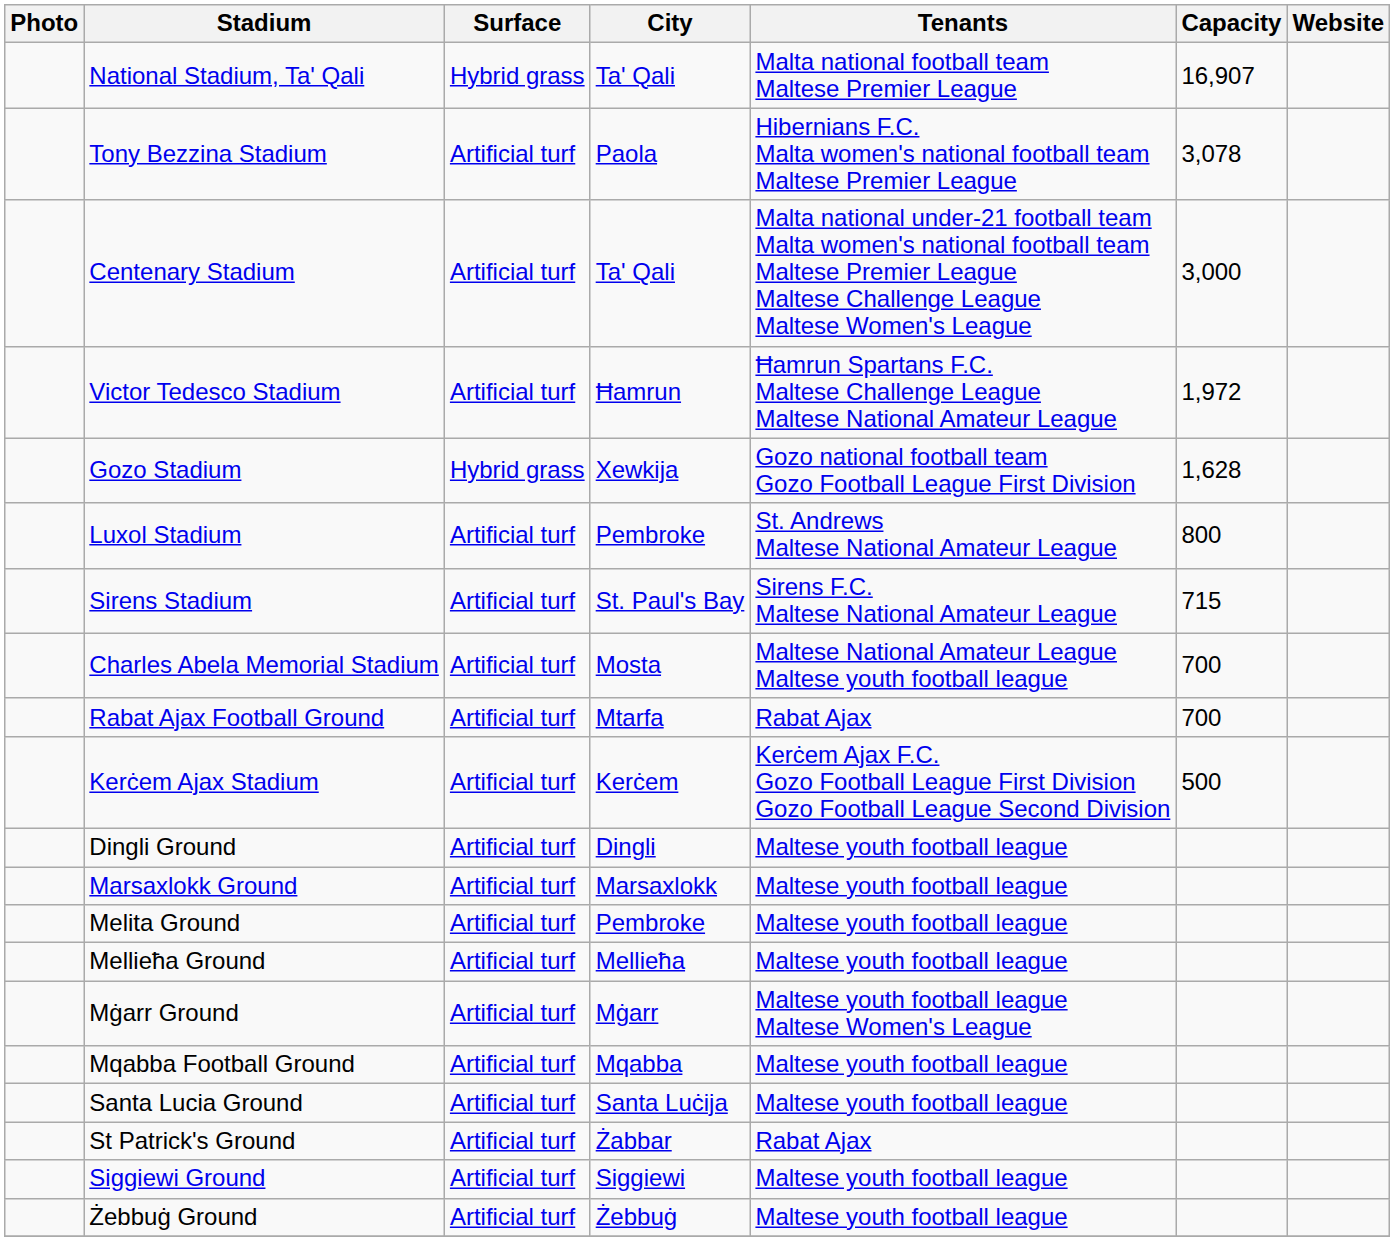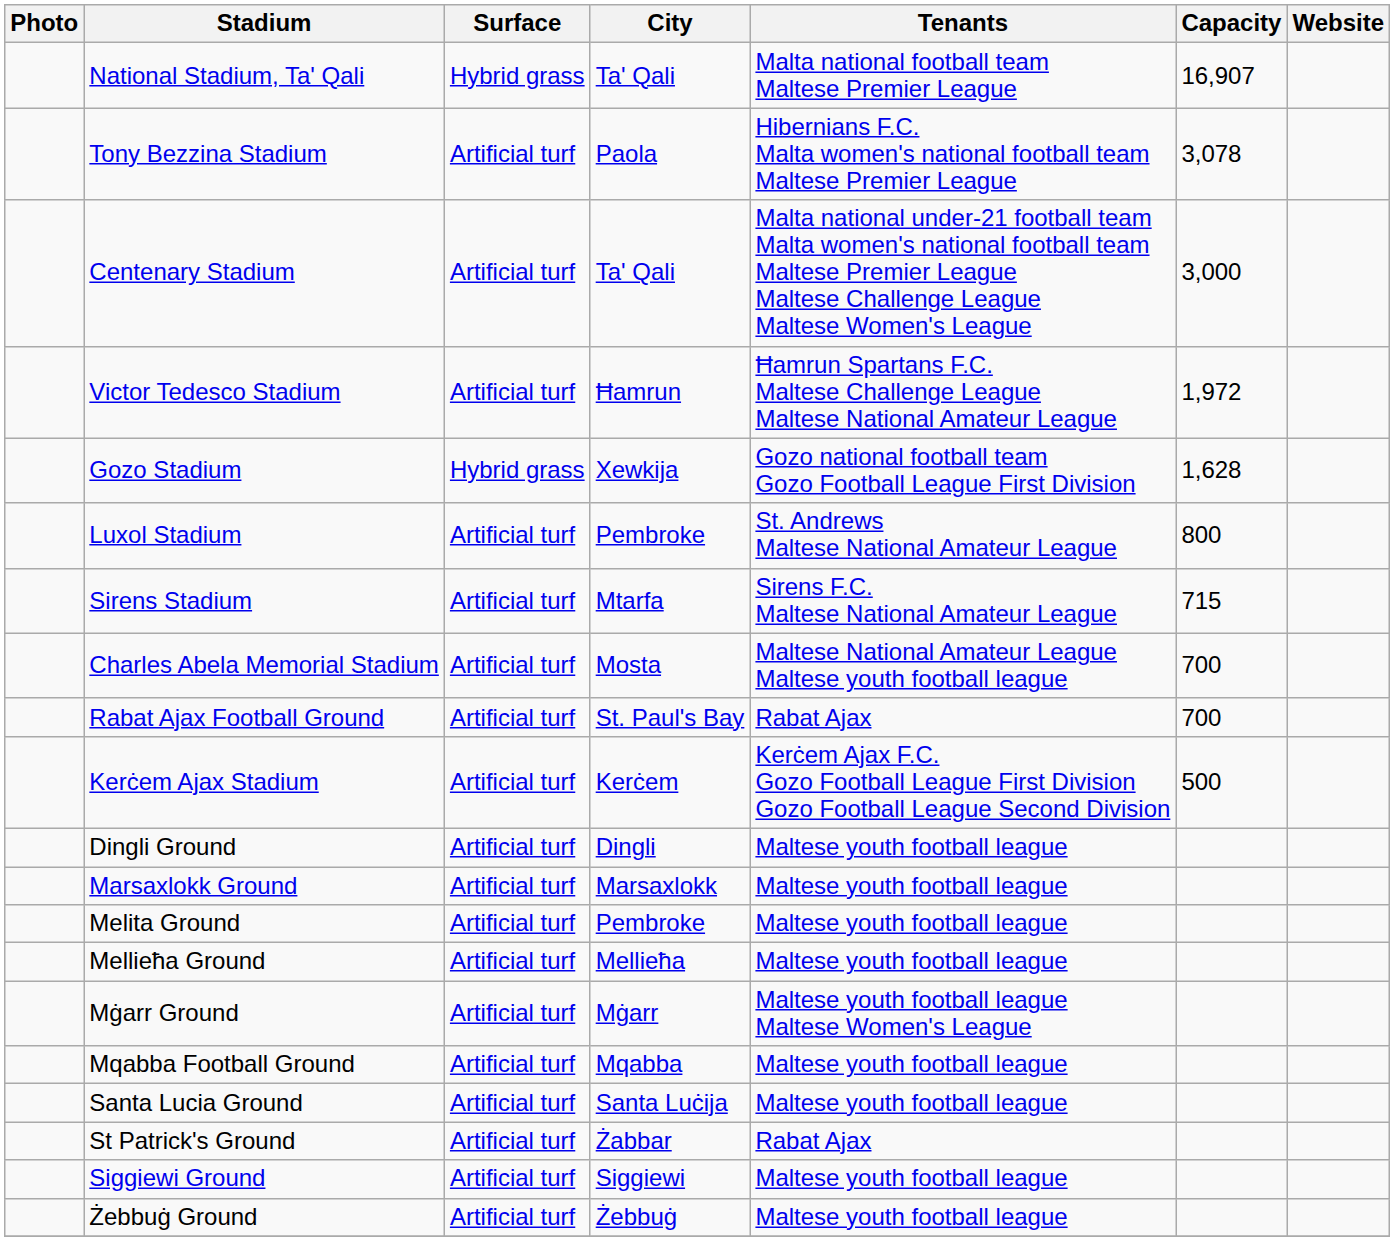(670, 600) St. Paul's Bay -> (630, 600) Mtarfa
(630, 717) Mtarfa -> (670, 717) St. Paul's Bay
